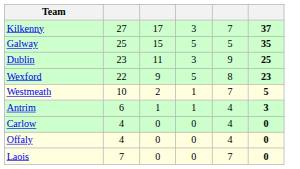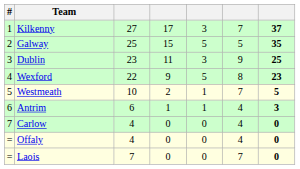+ column: (9, 12)
